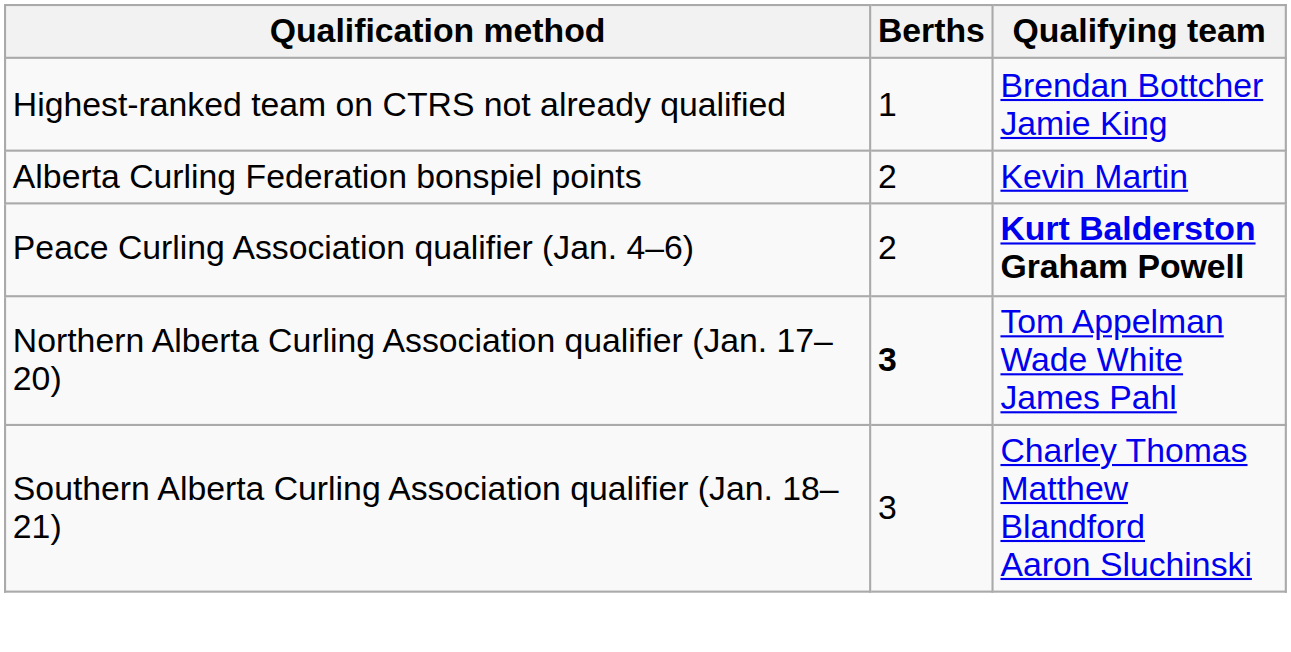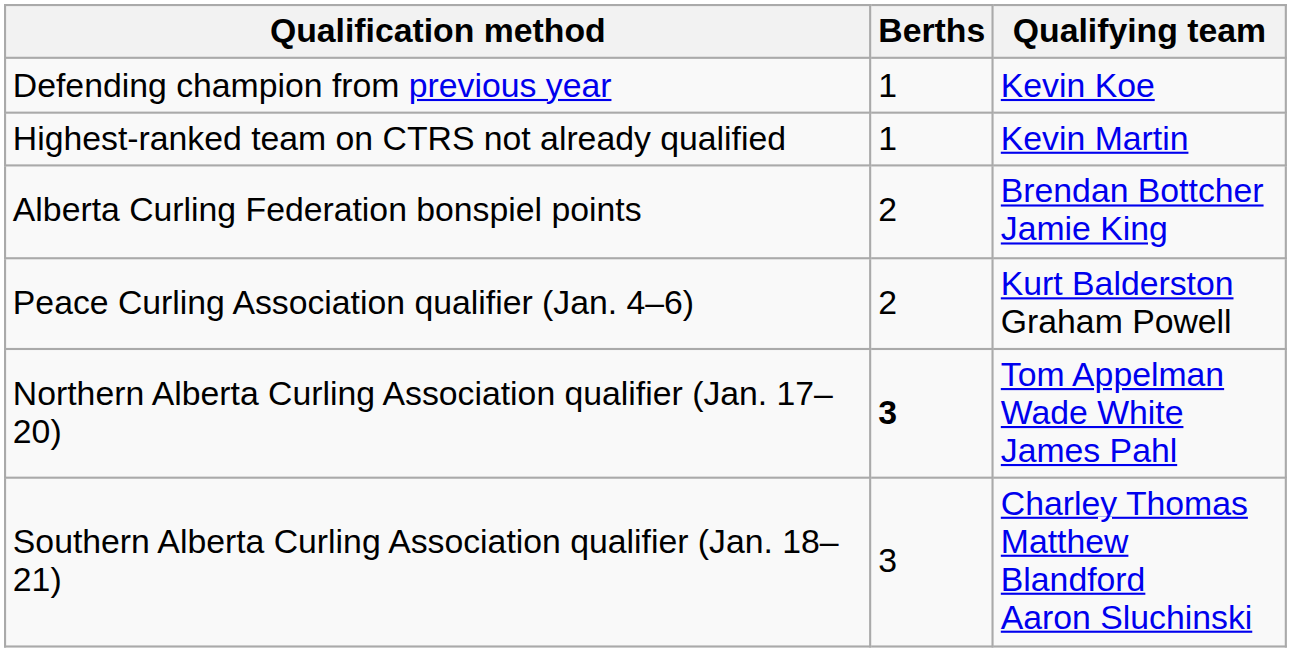+ row: (312, 84)
(1132, 103) Brendan Bottcher Jamie King -> (1095, 138) Kevin Martin
(1094, 176) Kevin Martin -> (1132, 210) Brendan Bottcher Jamie King
(1128, 248) bold -> (1117, 302) normal
